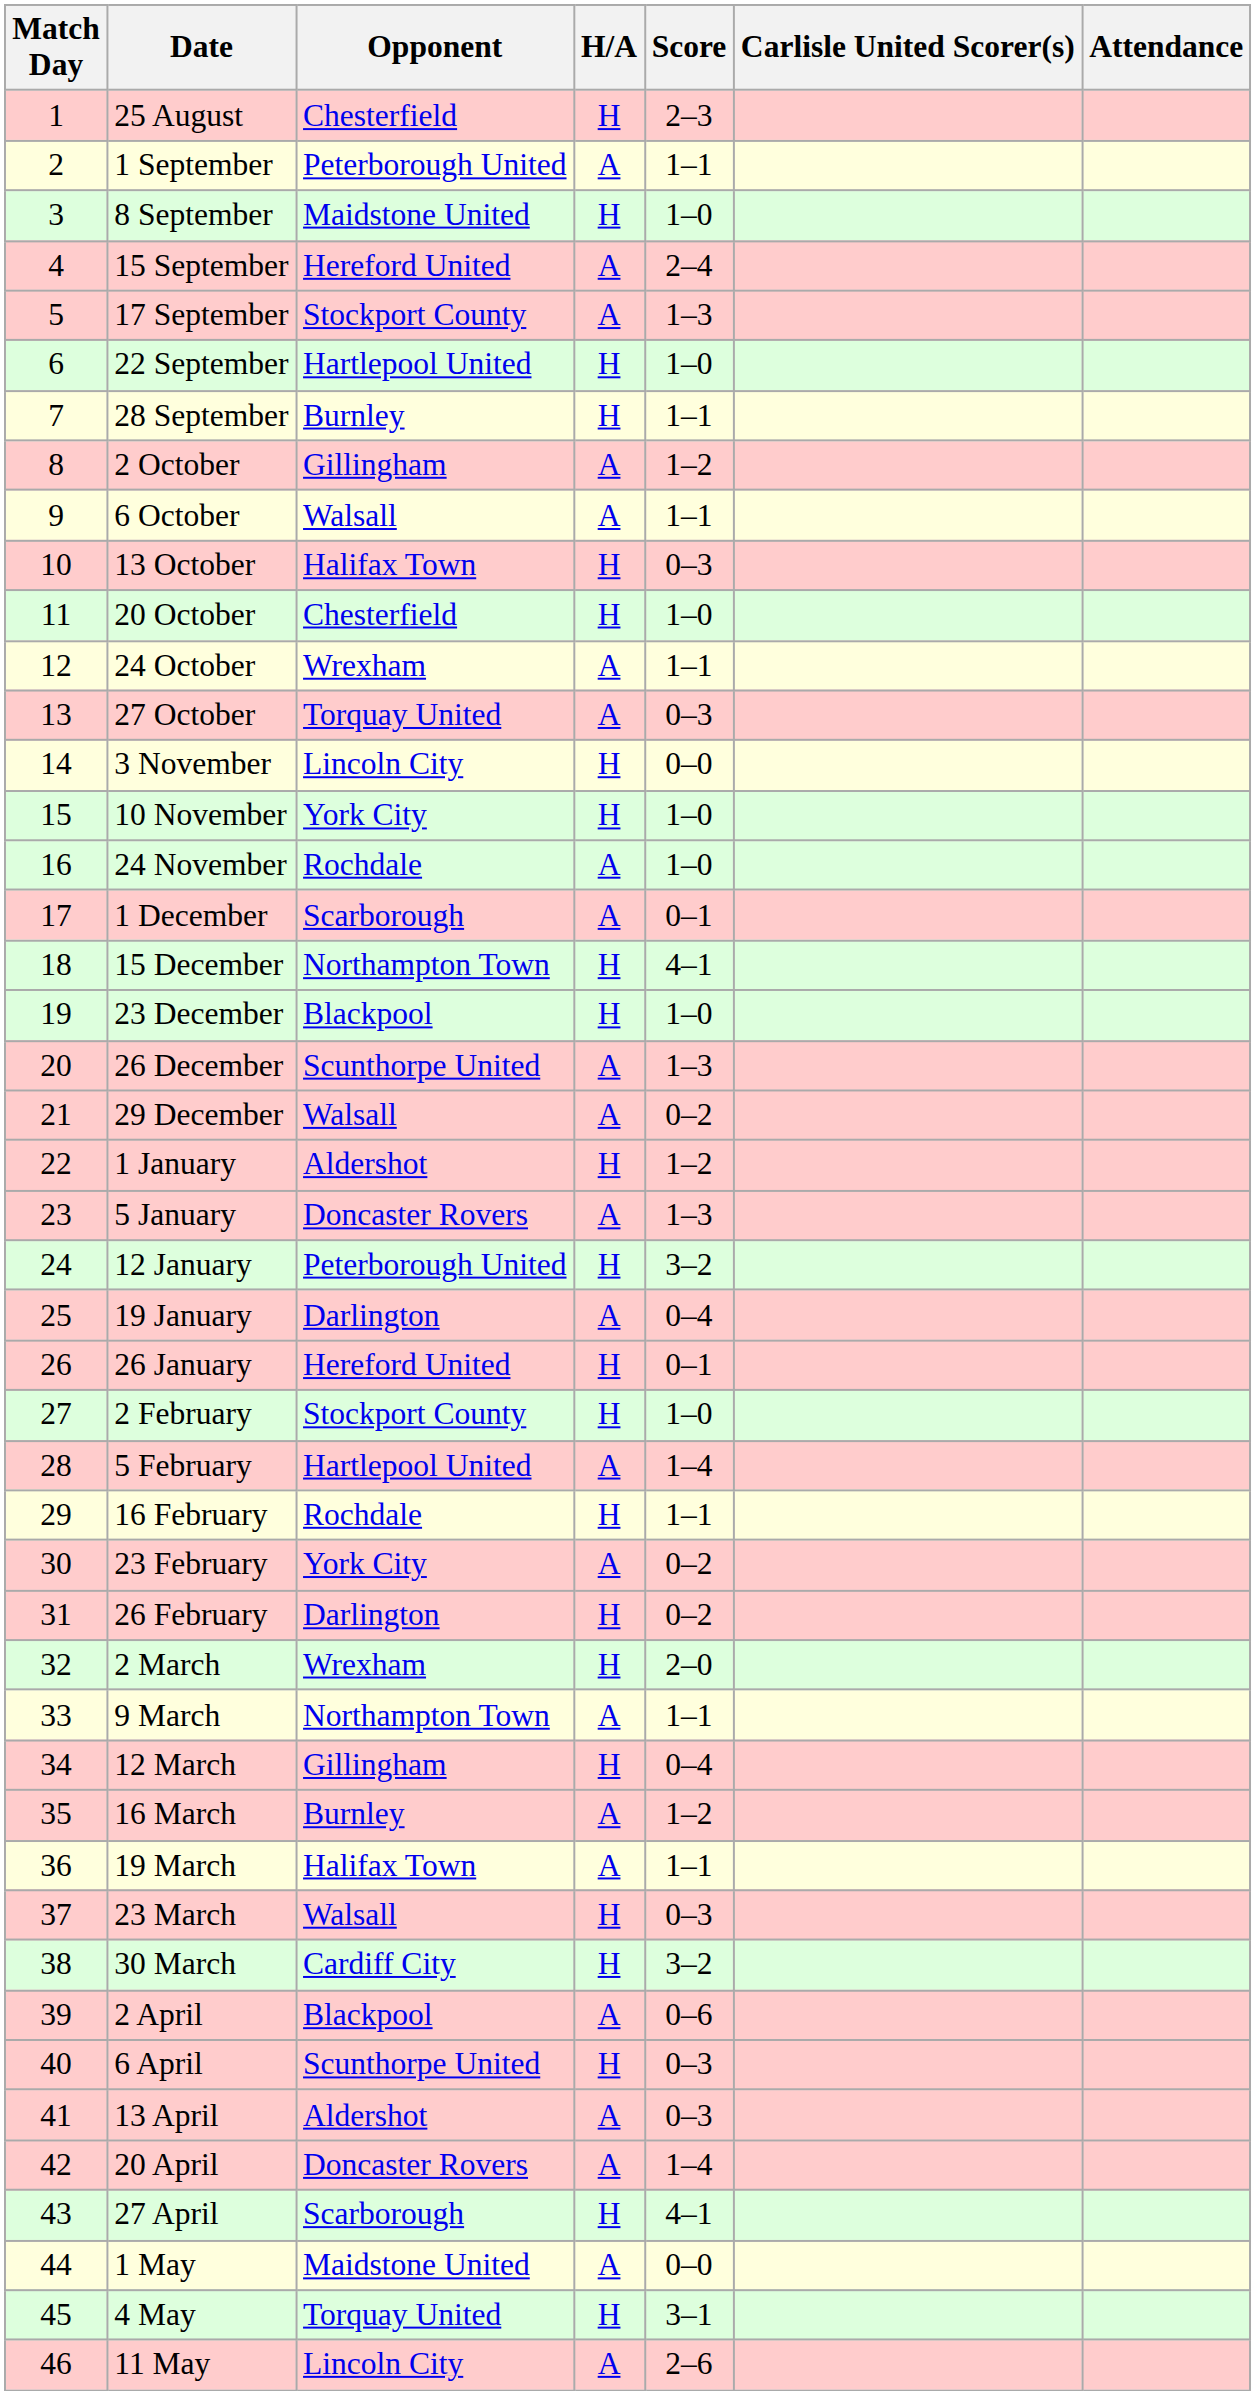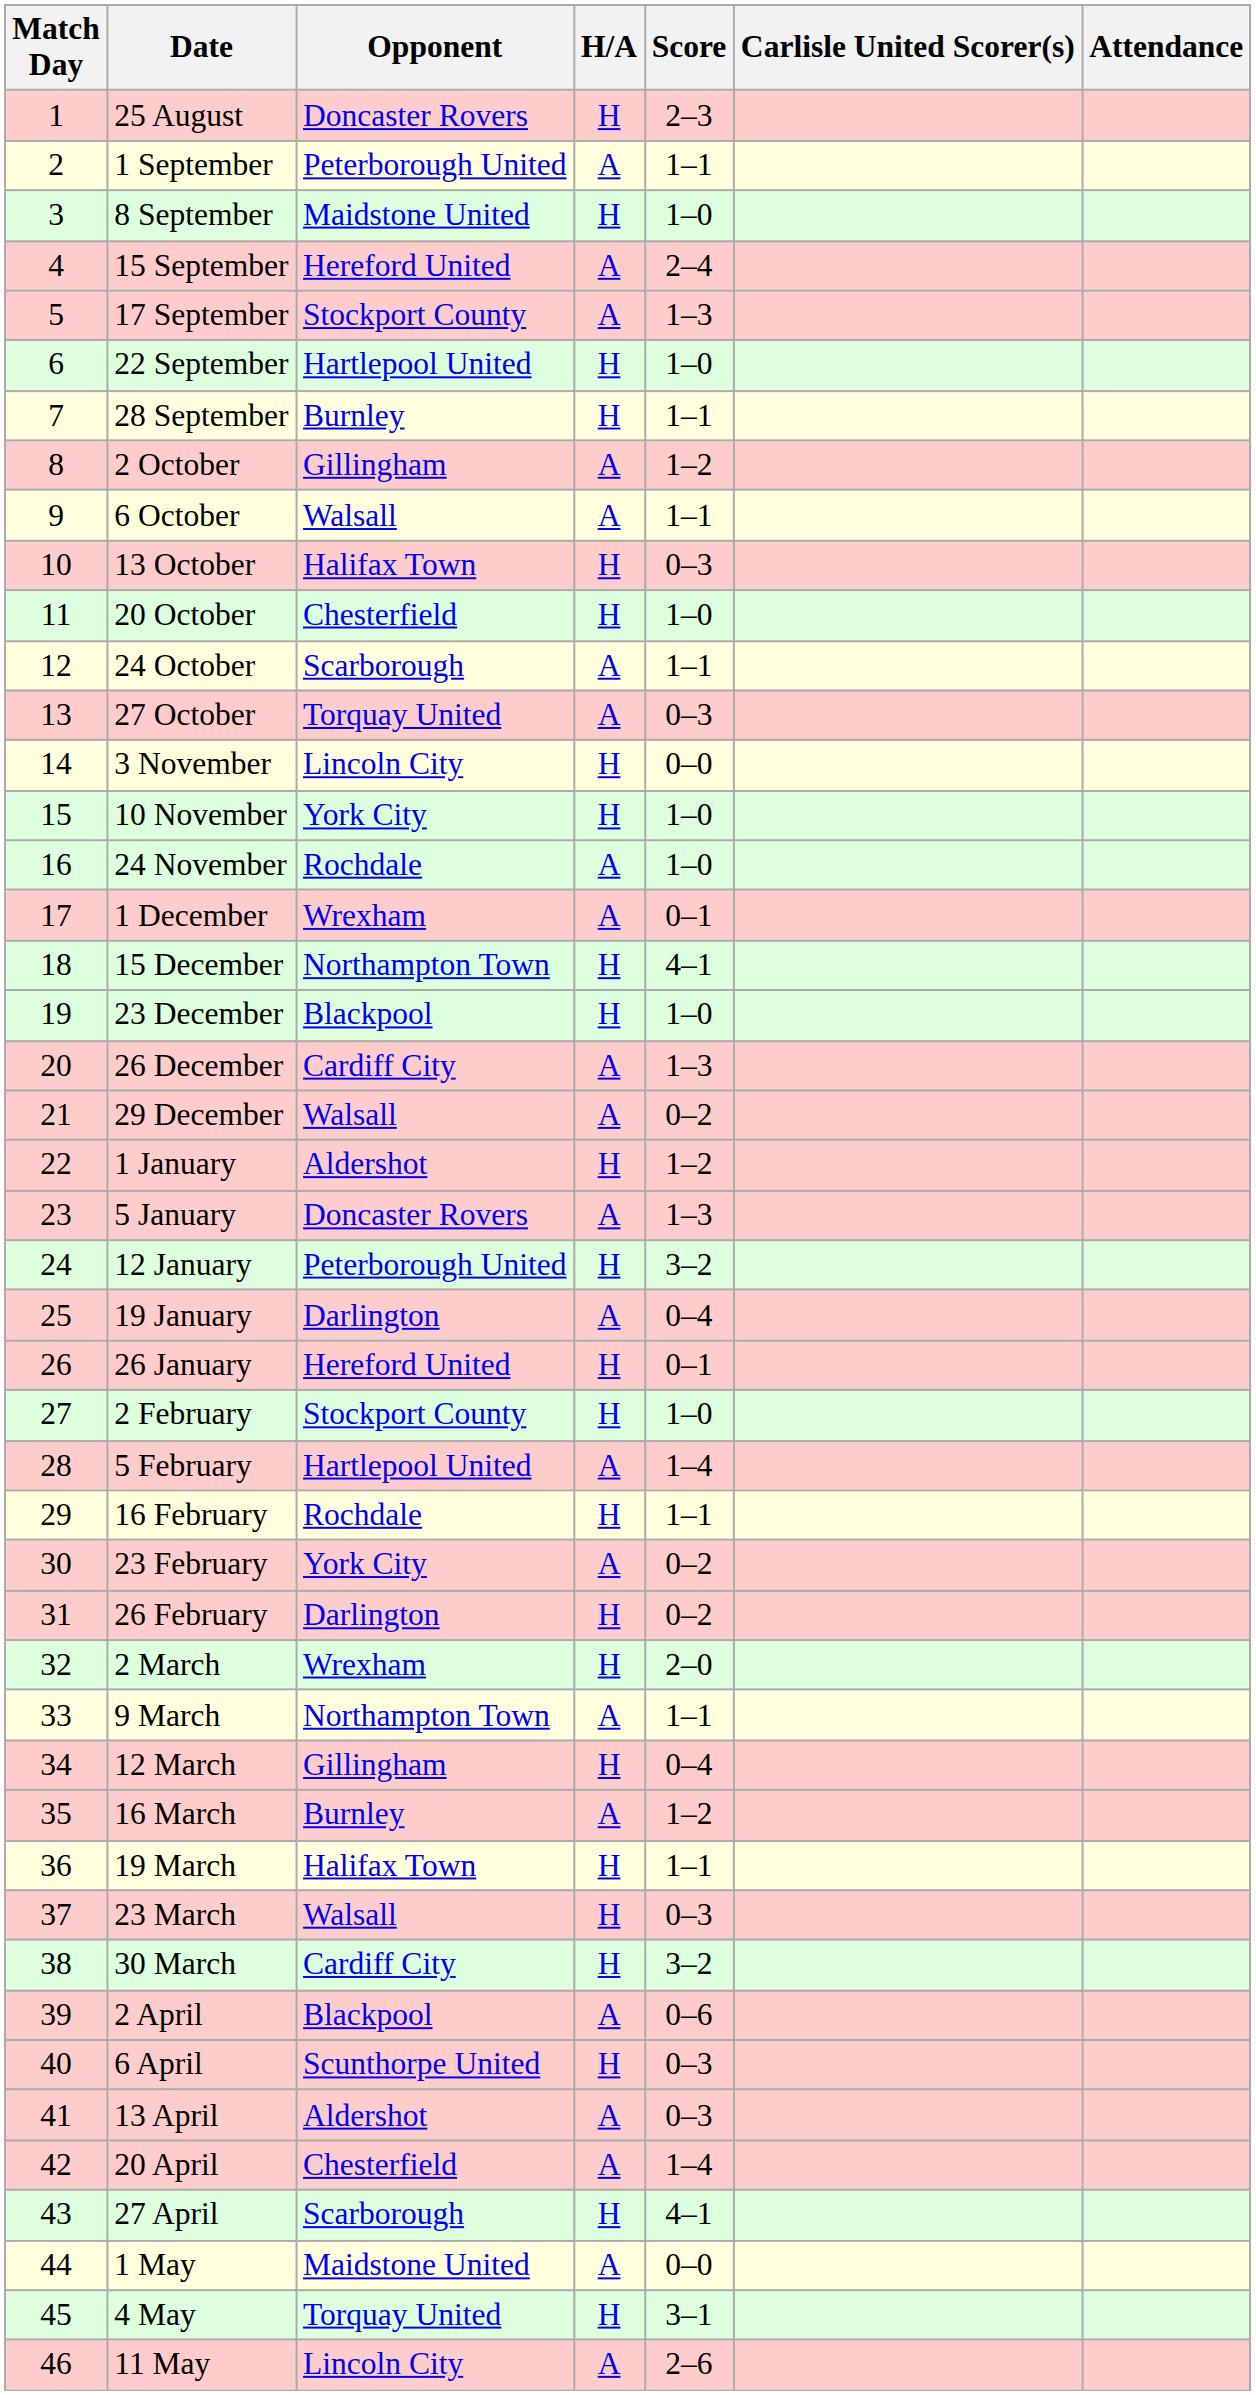(380, 114) Chesterfield -> (416, 114) Doncaster Rovers
(365, 664) Wrexham -> (384, 664) Scarborough
(384, 914) Scarborough -> (365, 914) Wrexham
(422, 1064) Scunthorpe United -> (379, 1064) Cardiff City
(609, 1864) A -> (609, 1864) H
(416, 2164) Doncaster Rovers -> (380, 2164) Chesterfield
